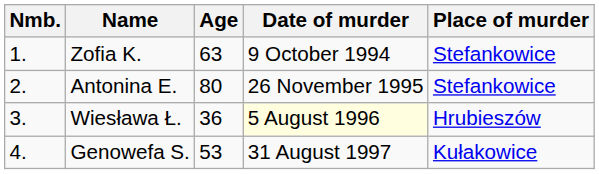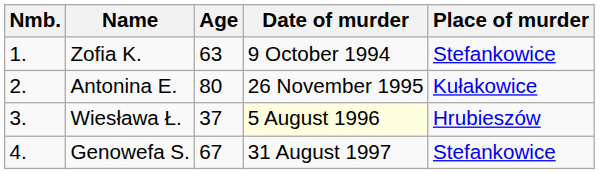(494, 86) Stefankowice -> (485, 86) Kułakowice
(211, 119) 36 -> (211, 119) 37
(211, 151) 53 -> (211, 151) 67
(485, 151) Kułakowice -> (494, 151) Stefankowice
